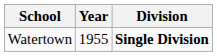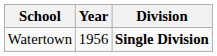(94, 39) 1955 -> (94, 39) 1956
